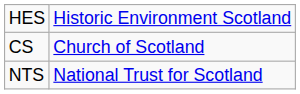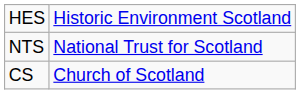rows swapped: (26, 74) <-> (21, 46)
